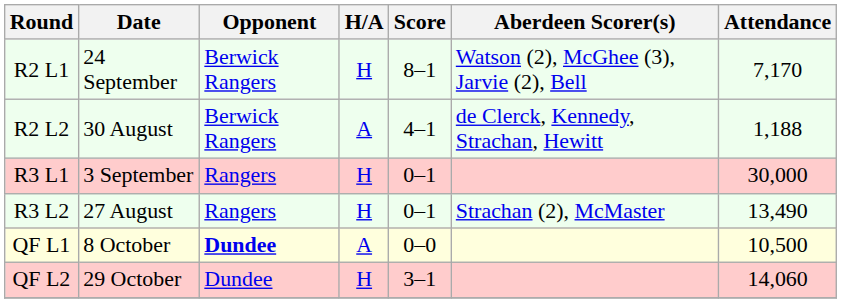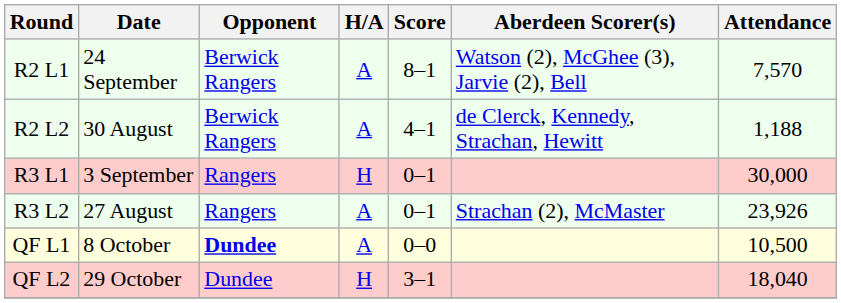(364, 68) H -> (364, 68) A
(778, 68) 7,170 -> (778, 68) 7,570
(364, 210) H -> (364, 210) A
(778, 210) 13,490 -> (778, 210) 23,926
(778, 279) 14,060 -> (778, 279) 18,040
